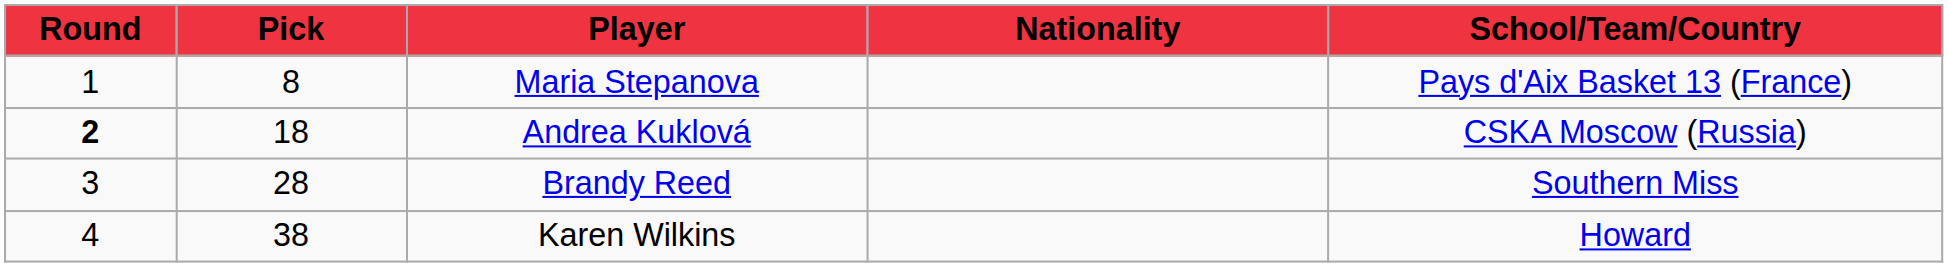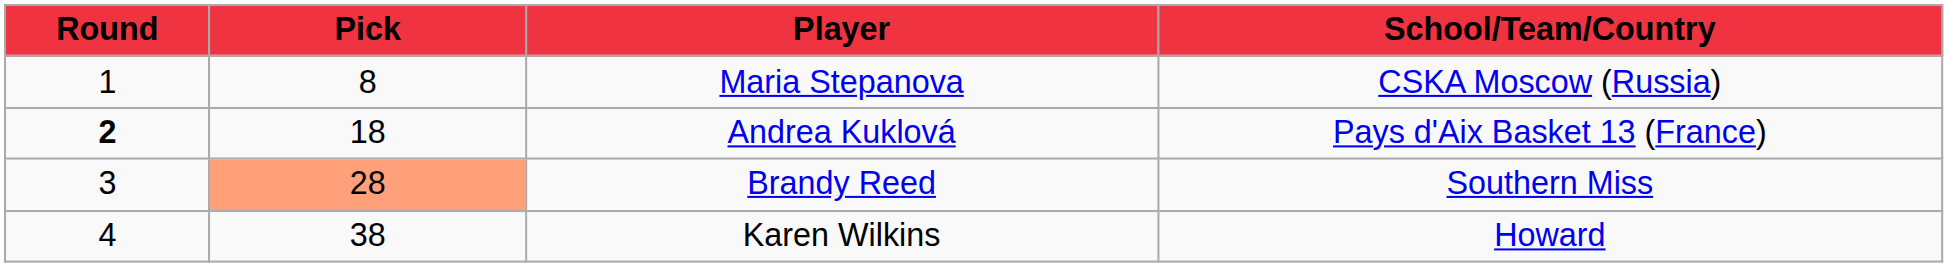- column: (1098, 30)
(1635, 81) Pays d'Aix Basket 13 (France) -> (1550, 81) CSKA Moscow (Russia)
(1635, 132) CSKA Moscow (Russia) -> (1550, 132) Pays d'Aix Basket 13 (France)
(291, 183) no background -> (368, 183) lightsalmon background
